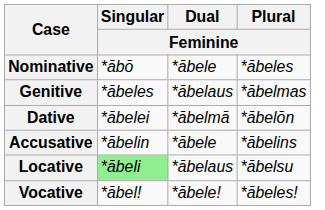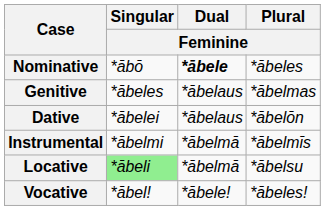(194, 67) normal -> (205, 67) bold
(201, 117) *ābelmā -> (212, 117) *ābelaus
- row: (51, 142)
+ row: (56, 142)
(202, 167) *ābelaus -> (210, 167) *ābelmā
